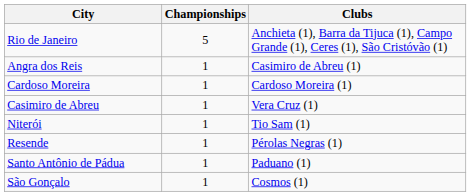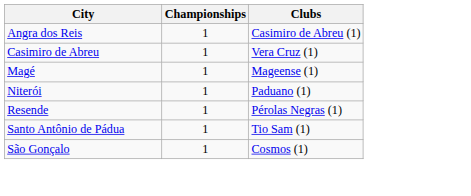- row: (42, 40)
- row: (49, 85)
+ row: (21, 71)
(281, 124) Tio Sam (1) -> (281, 91) Paduano (1)
(281, 162) Paduano (1) -> (281, 129) Tio Sam (1)
